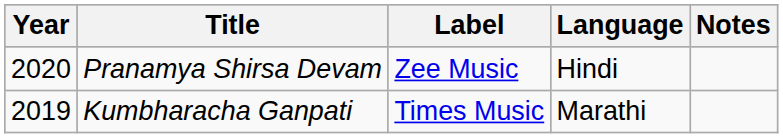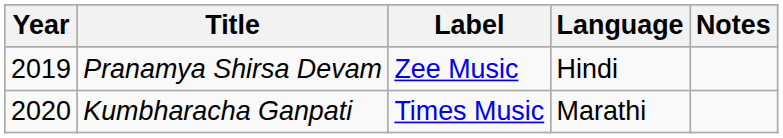(41, 68) 2020 -> (41, 68) 2019
(41, 111) 2019 -> (41, 111) 2020
